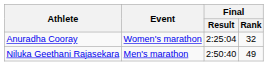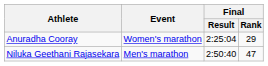(251, 40) 32 -> (251, 40) 29
(251, 54) 49 -> (251, 54) 47
